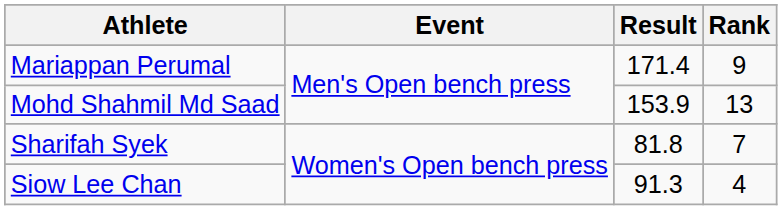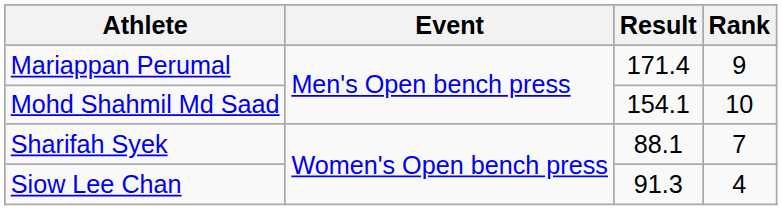(658, 105) 153.9 -> (658, 105) 154.1
(739, 105) 13 -> (739, 105) 10
(658, 145) 81.8 -> (658, 145) 88.1
